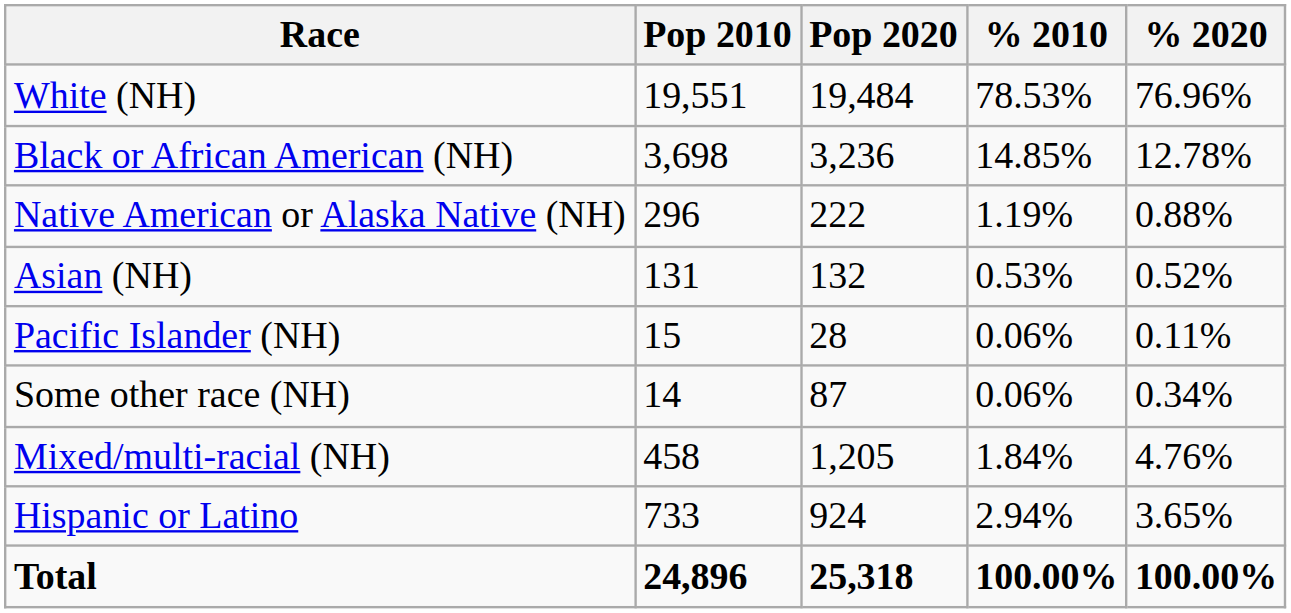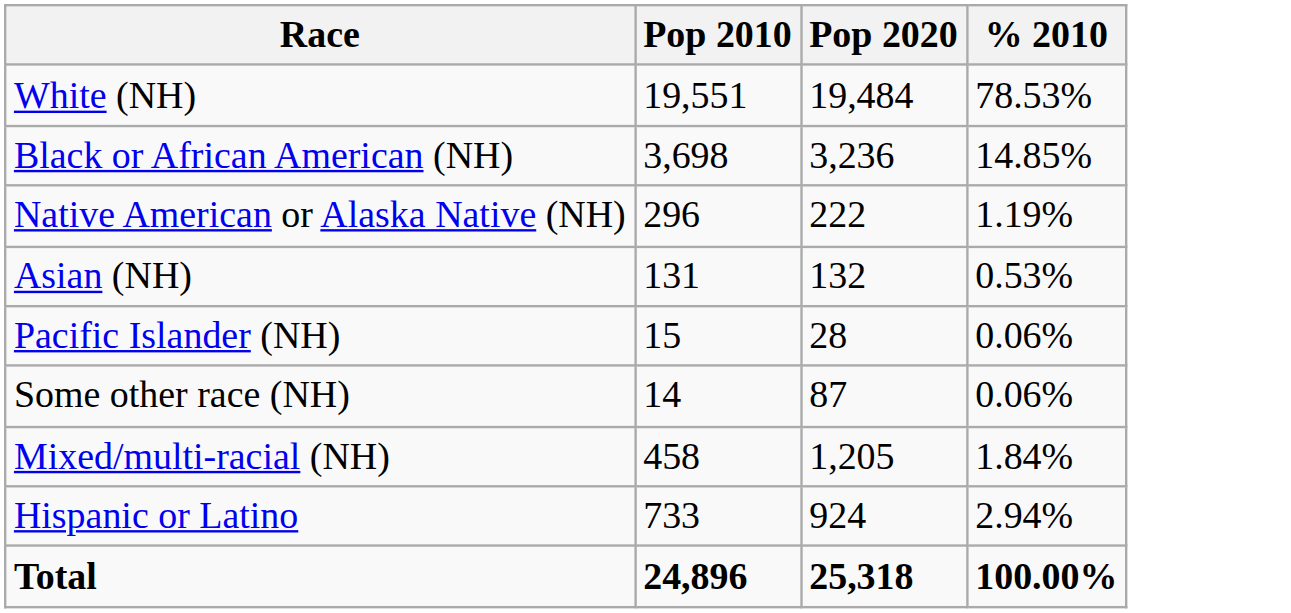- column: (1206, 34)
